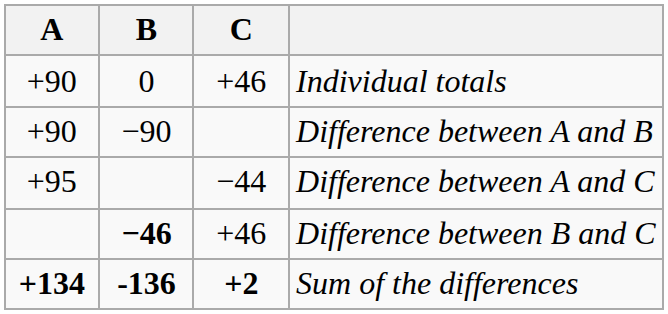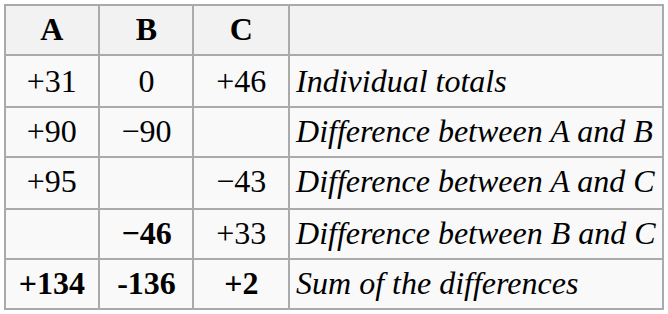(52, 80) +90 -> (52, 80) +31
(241, 182) −44 -> (241, 182) −43
(241, 232) +46 -> (241, 232) +33
